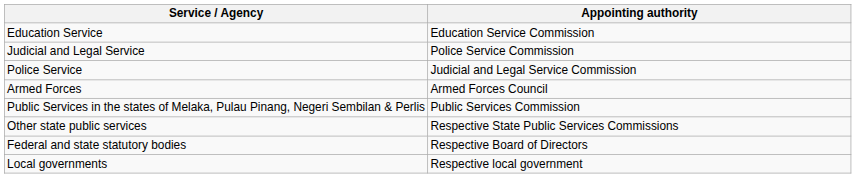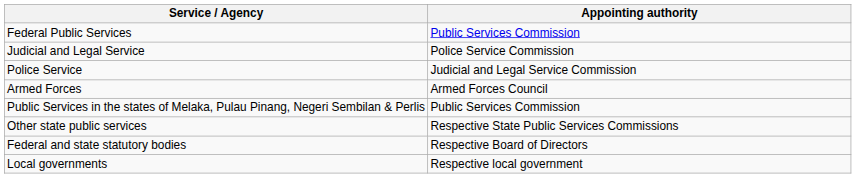+ row: (69, 32)
- row: (55, 32)
